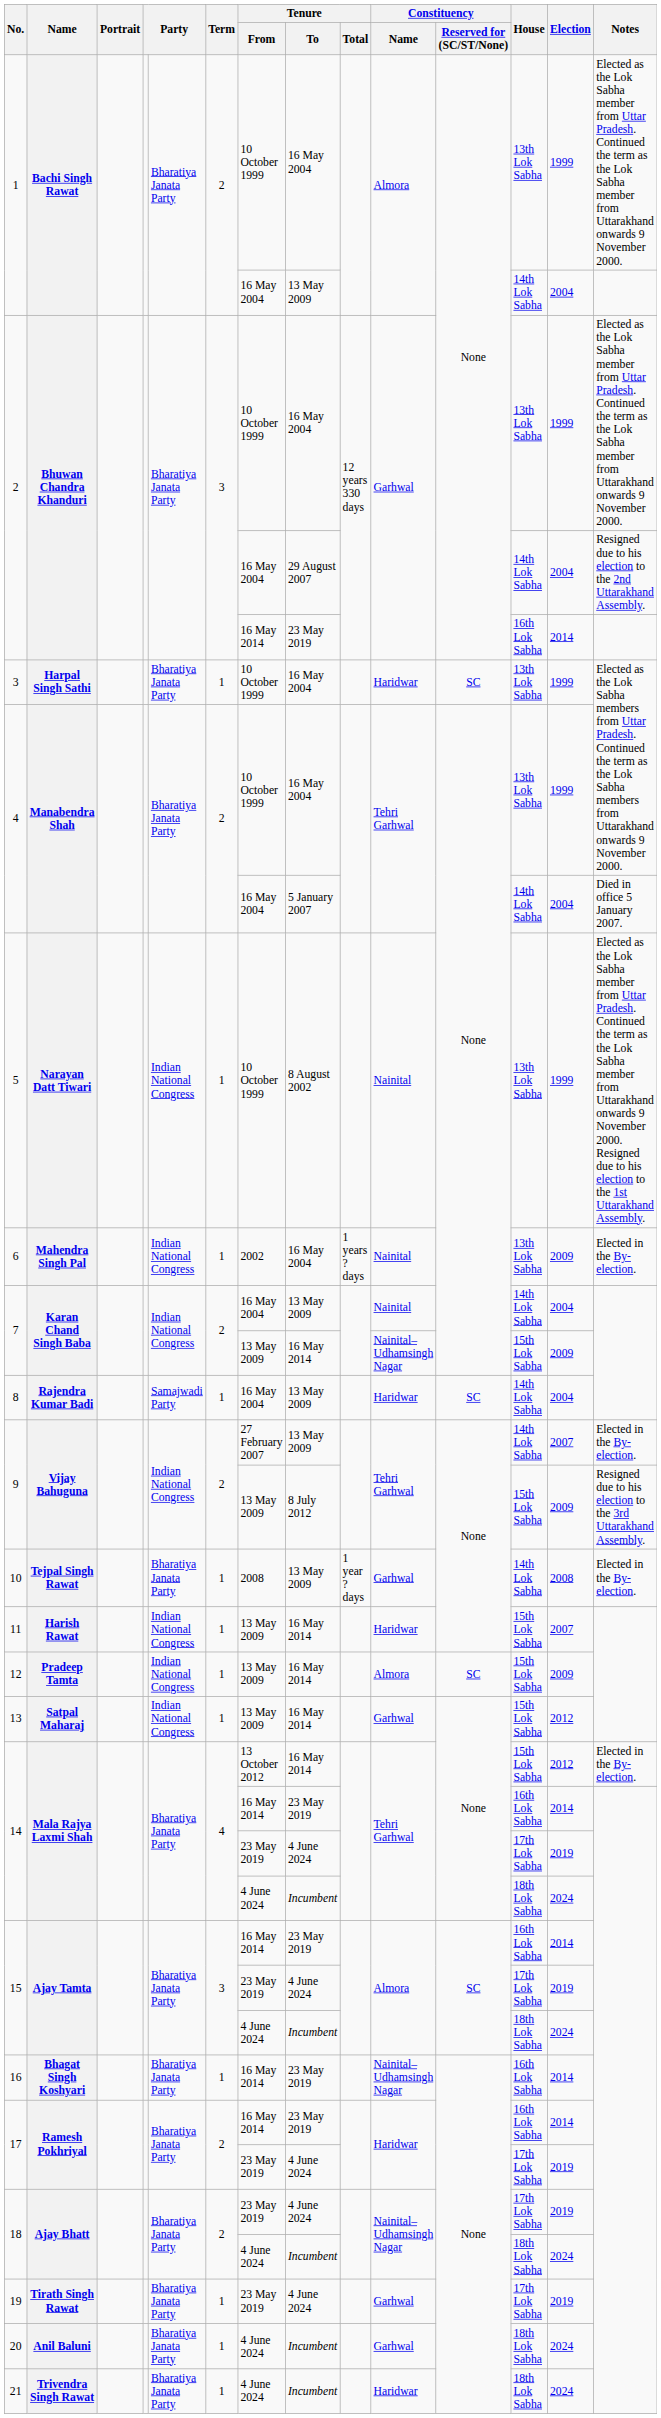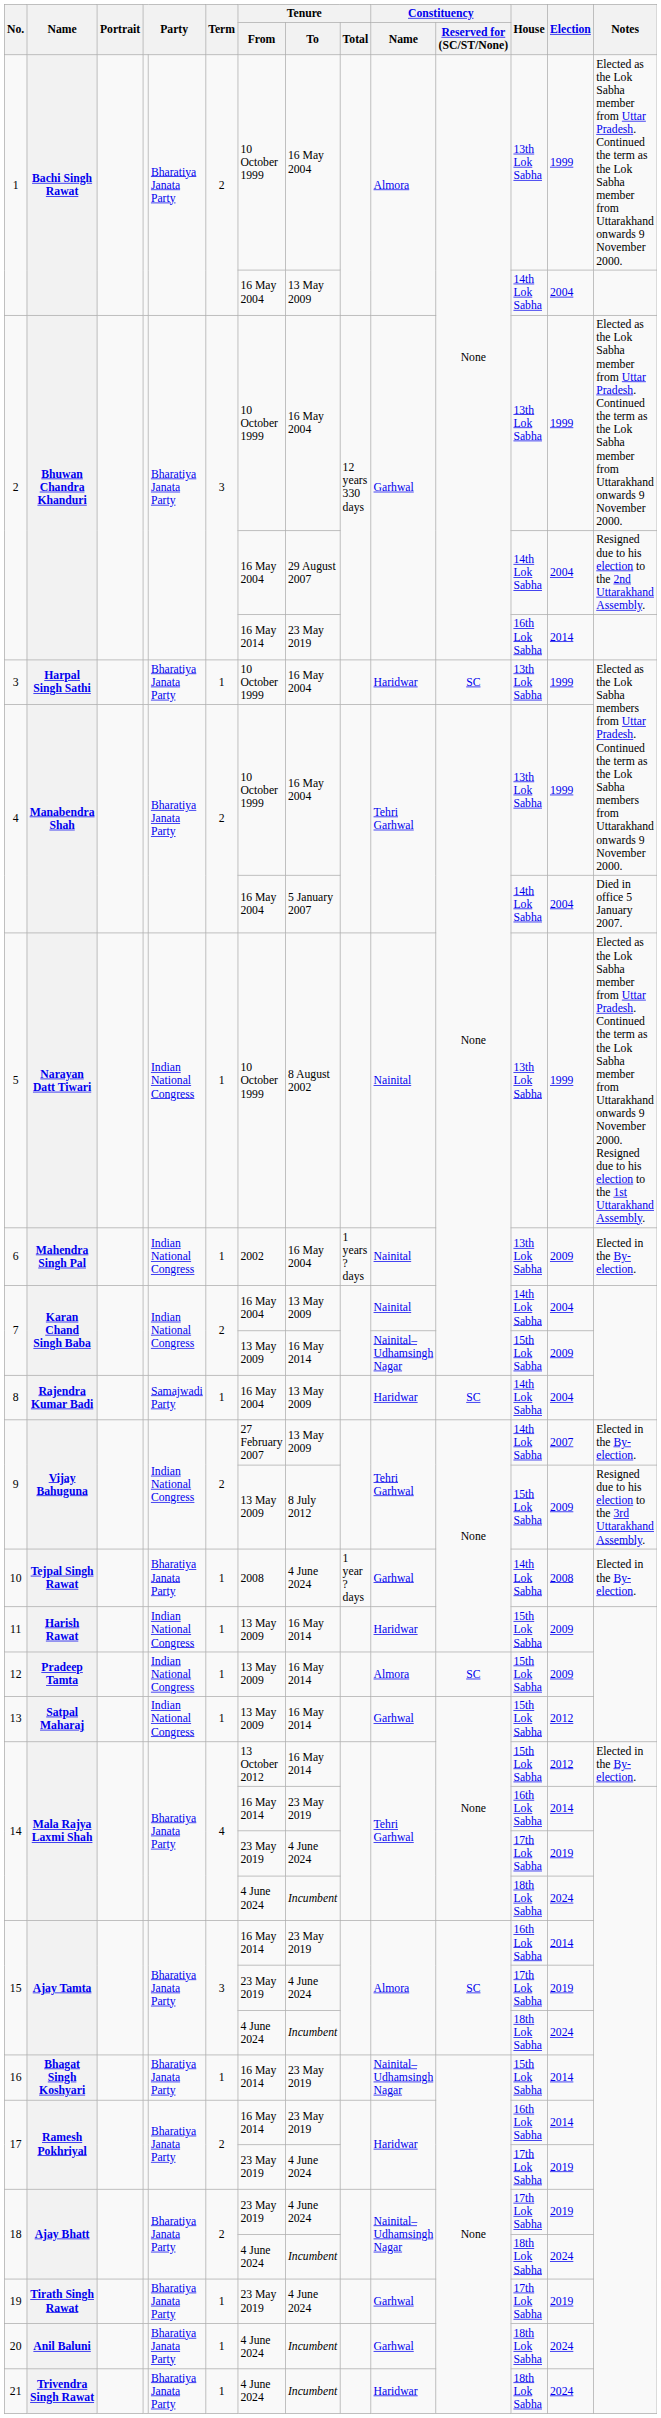(306, 1578) 13 May 2009 -> (303, 1578) 4 June 2024
(562, 1629) 2007 -> (562, 1629) 2009
(528, 2077) 16th Lok Sabha -> (528, 2077) 15th Lok Sabha
